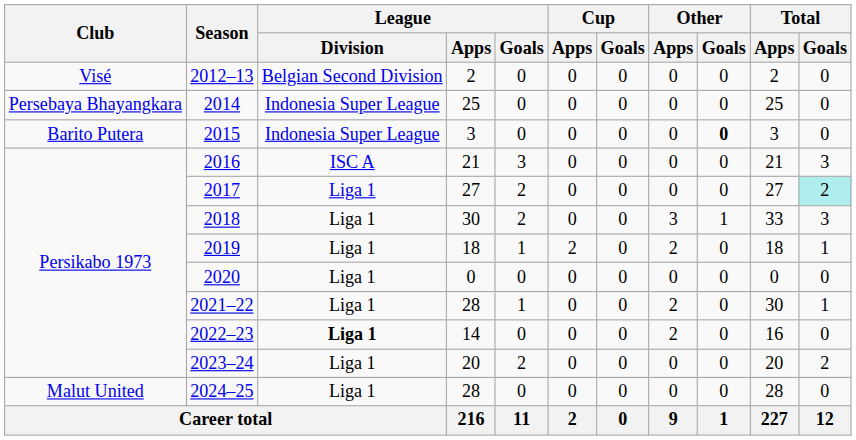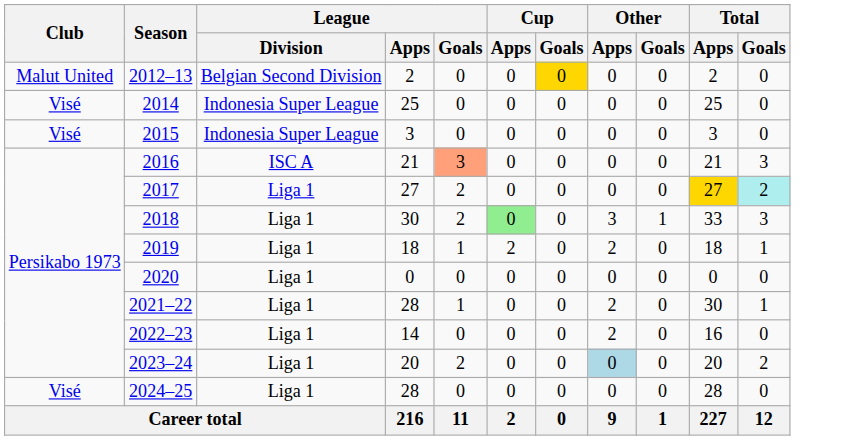(95, 76) Visé -> (65, 76) Malut United
(623, 76) no background -> (562, 76) gold background
(95, 104) Persebaya Bhayangkara -> (65, 104) Visé
(95, 133) Barito Putera -> (65, 133) Visé
(724, 133) bold -> (663, 133) normal
(522, 162) no background -> (460, 162) lightsalmon background
(774, 190) no background -> (713, 190) gold background
(572, 219) no background -> (511, 219) lightgreen background
(352, 334) bold -> (291, 334) normal
(673, 362) no background -> (612, 362) lightblue background
(95, 391) Malut United -> (65, 391) Visé
